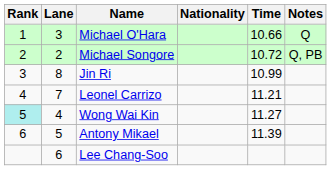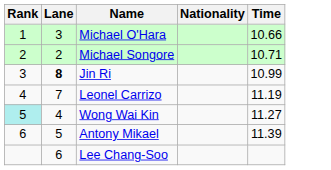- column: (306, 14)
(266, 54) 10.72 -> (266, 54) 10.71
(59, 74) normal -> (59, 74) bold
(266, 94) 11.21 -> (266, 94) 11.19
